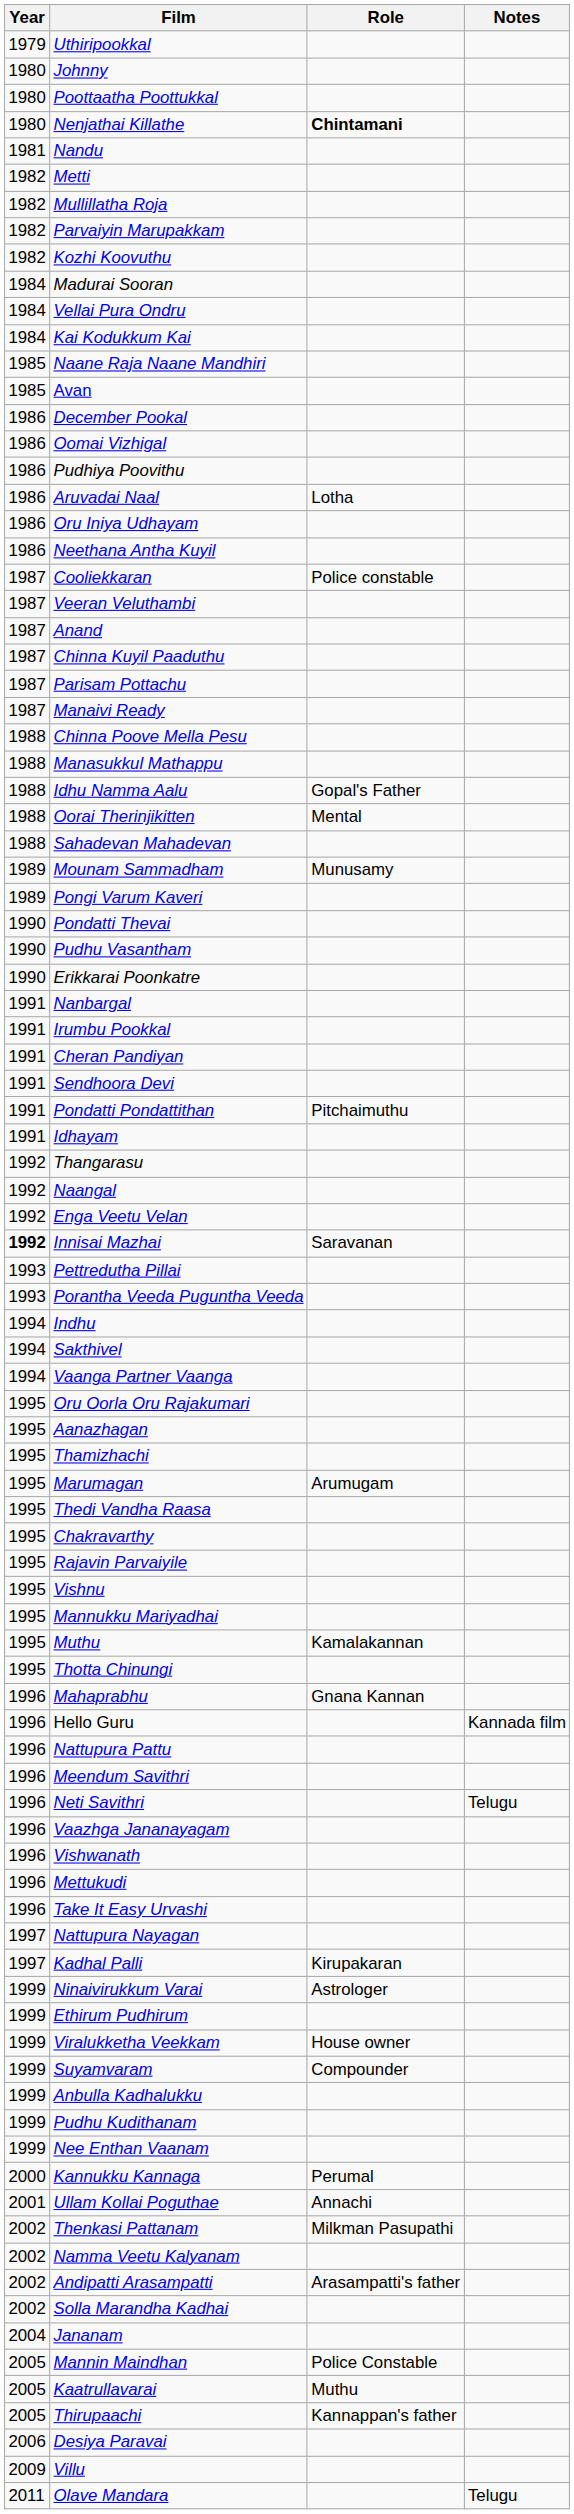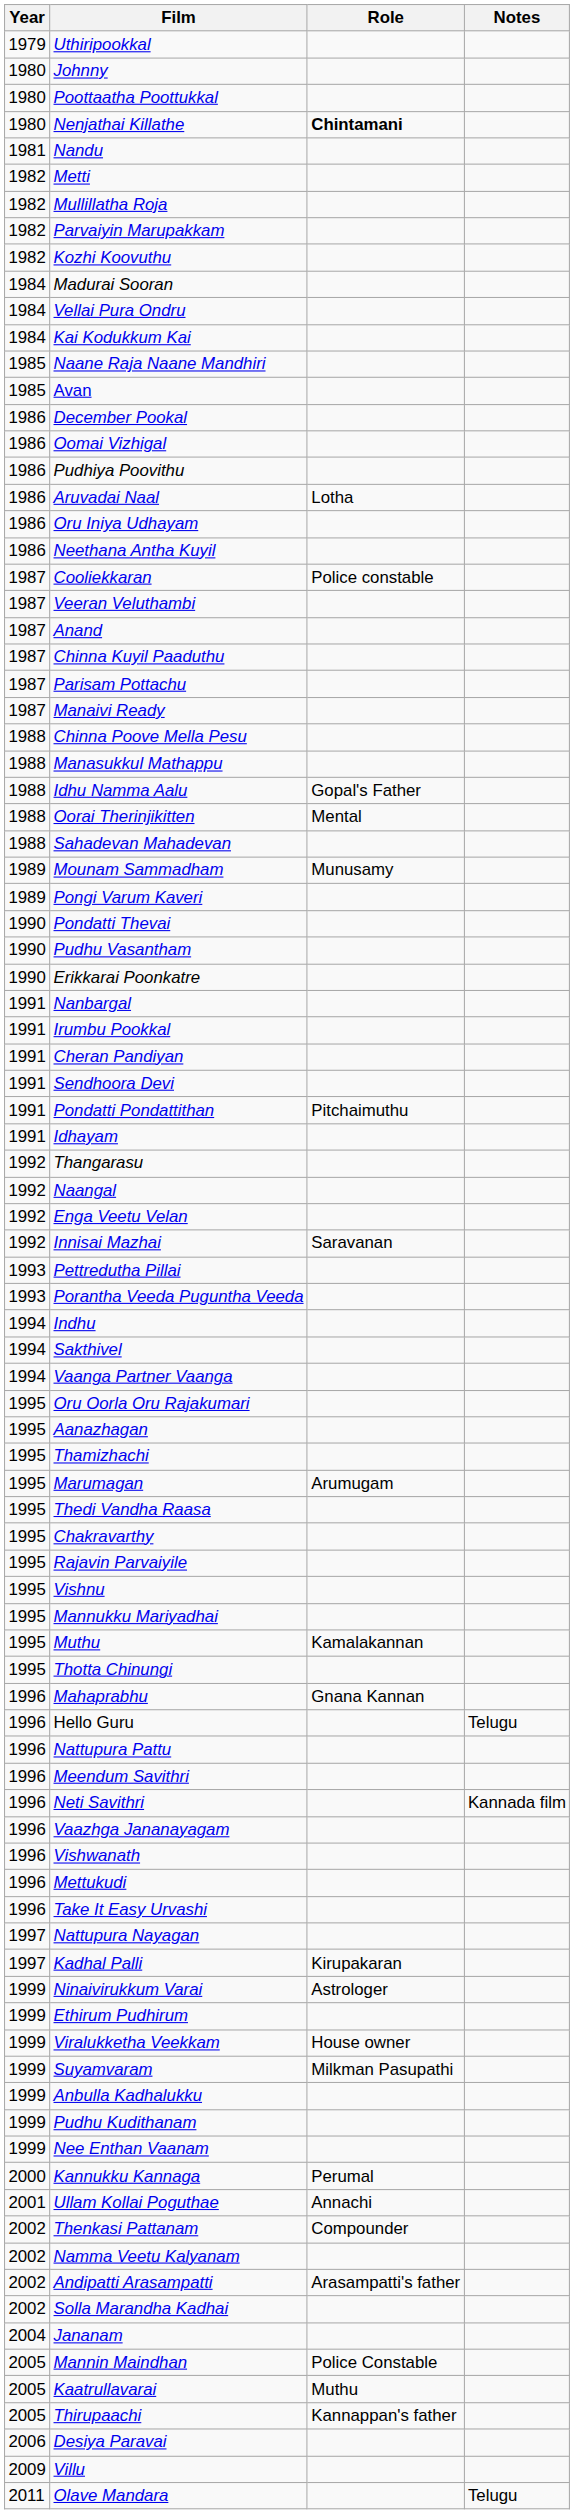(27, 1243) bold -> (27, 1243) normal
(517, 1723) Kannada film -> (493, 1723) Telugu
(493, 1802) Telugu -> (517, 1802) Kannada film
(360, 2069) Compounder -> (382, 2069) Milkman Pasupathi
(382, 2229) Milkman Pasupathi -> (360, 2229) Compounder
